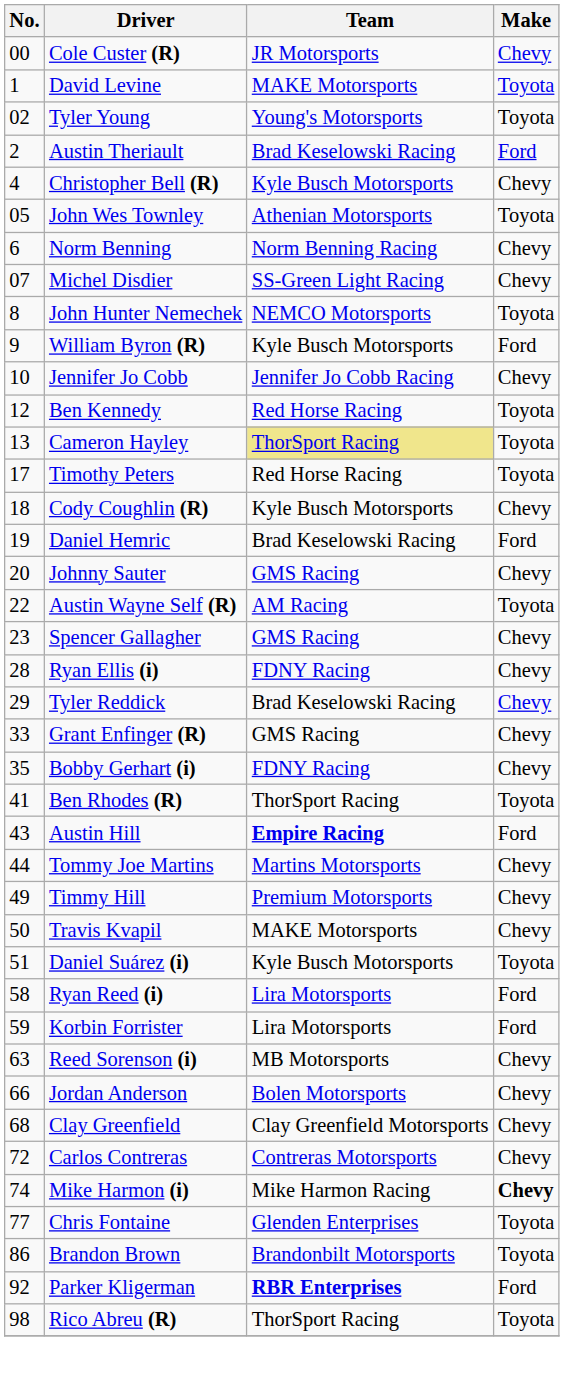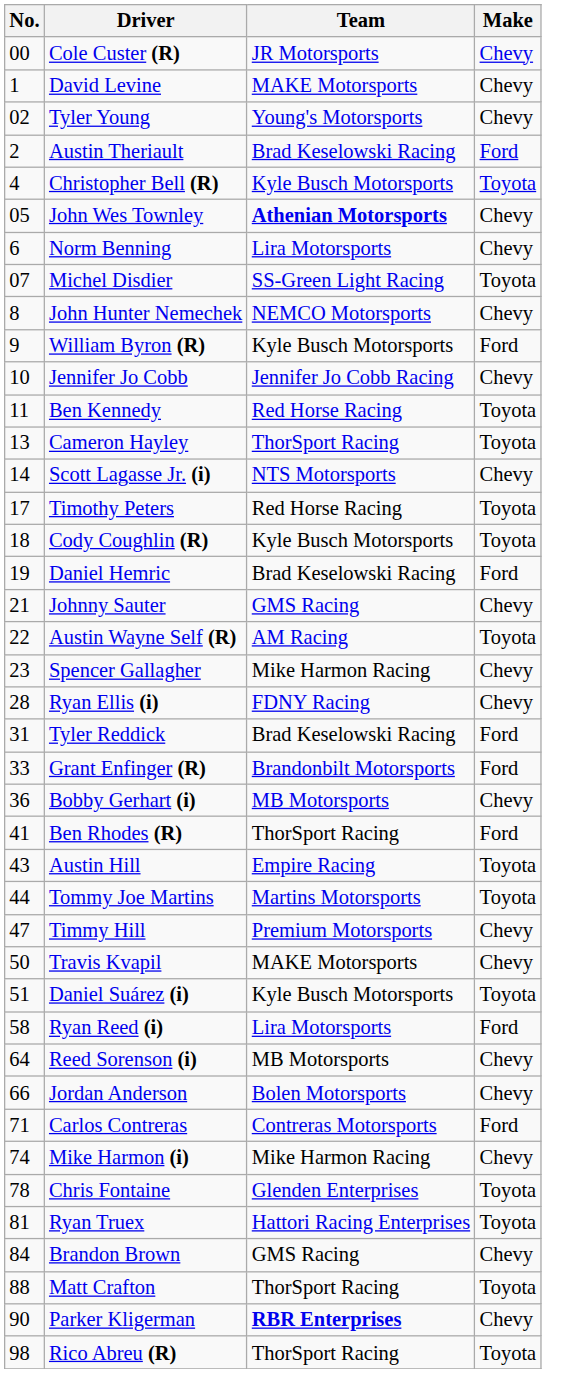(526, 85) Toyota -> (506, 85) Chevy
(526, 118) Toyota -> (506, 118) Chevy
(525, 183) Chevy -> (508, 183) Toyota
(342, 215) normal -> (349, 215) bold
(526, 215) Toyota -> (506, 215) Chevy
(344, 248) Norm Benning Racing -> (321, 248) Lira Motorsports
(525, 280) Chevy -> (508, 280) Toyota
(526, 313) Toyota -> (506, 313) Chevy
(20, 410) 12 -> (19, 410) 11
(325, 442) khaki background -> (325, 442) no background
+ row: (130, 475)
(525, 507) Chevy -> (508, 540) Toyota
(20, 572) 20 -> (20, 605) 21
(306, 637) GMS Racing -> (341, 670) Mike Harmon Racing
(20, 702) 29 -> (20, 735) 31
(525, 702) Chevy -> (499, 735) Ford
(306, 735) GMS Racing -> (353, 767) Brandonbilt Motorsports
(525, 735) Chevy -> (499, 767) Ford
(20, 767) 35 -> (20, 800) 36
(311, 767) FDNY Racing -> (320, 800) MB Motorsports
(526, 800) Toyota -> (499, 832) Ford
(318, 832) bold -> (313, 865) normal
(517, 832) Ford -> (508, 865) Toyota
(525, 865) Chevy -> (508, 897) Toyota
(20, 897) 49 -> (20, 930) 47
- row: (116, 1027)
(20, 1060) 63 -> (20, 1060) 64
- row: (115, 1125)
(20, 1157) 72 -> (20, 1125) 71
(525, 1157) Chevy -> (499, 1125) Ford
(526, 1190) bold -> (506, 1157) normal
(20, 1222) 77 -> (20, 1190) 78
+ row: (97, 1222)
(20, 1254) 86 -> (20, 1254) 84
(353, 1254) Brandonbilt Motorsports -> (306, 1254) GMS Racing
(526, 1254) Toyota -> (506, 1254) Chevy
+ row: (102, 1287)
(20, 1287) 92 -> (20, 1319) 90
(517, 1287) Ford -> (506, 1319) Chevy
